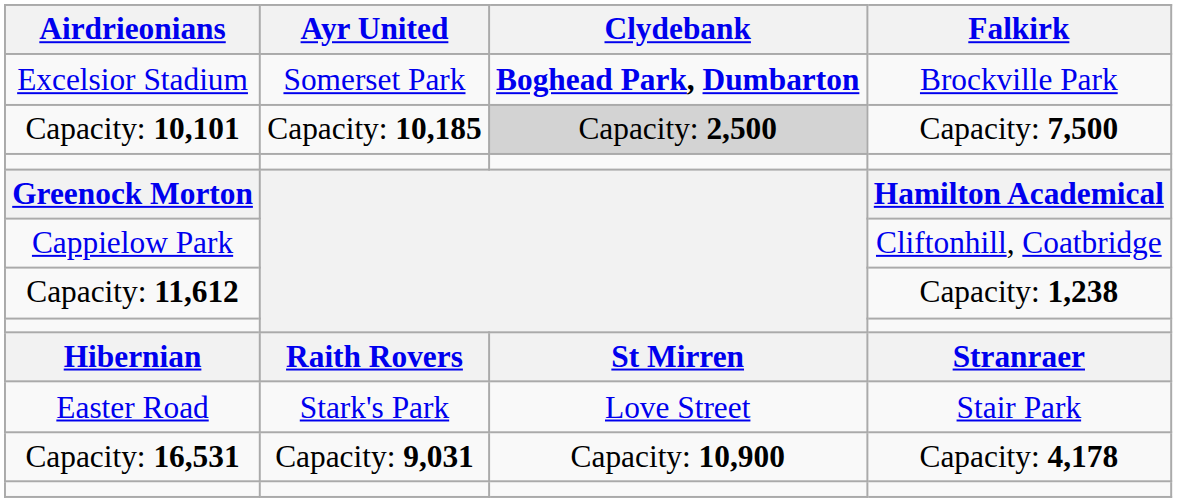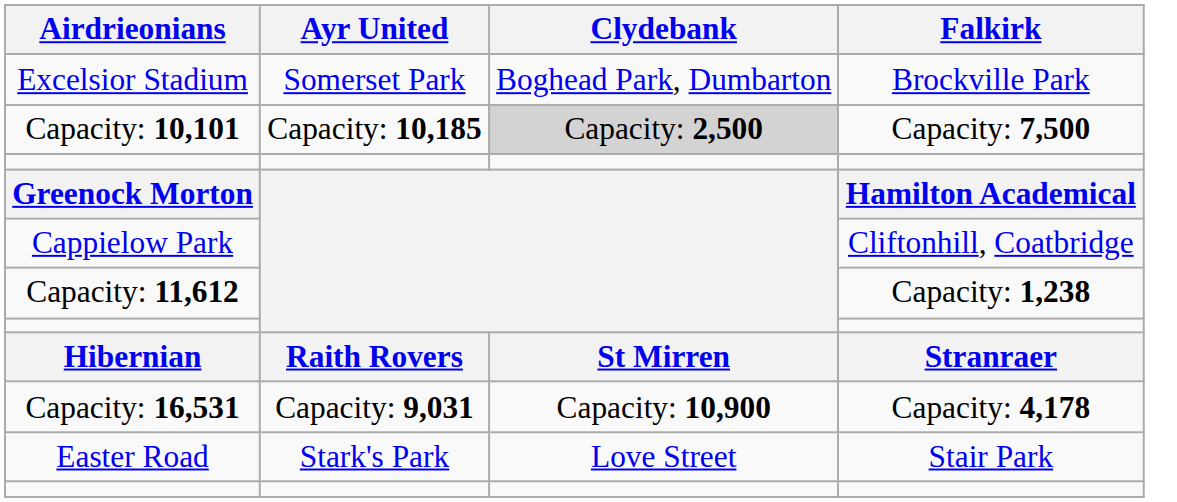(678, 79) bold -> (664, 79) normal
rows swapped: (133, 406) <-> (133, 456)
